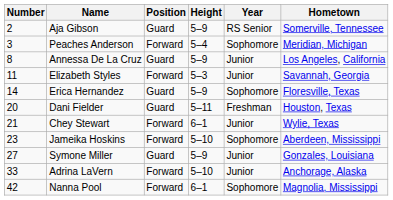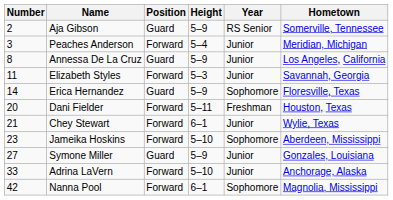(252, 44) Sophomore -> (240, 44) Junior
(160, 108) Guard -> (165, 108) Forward
